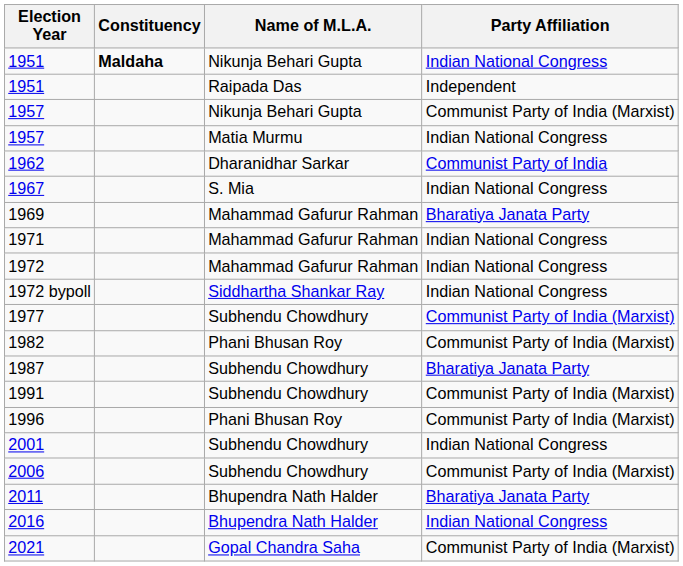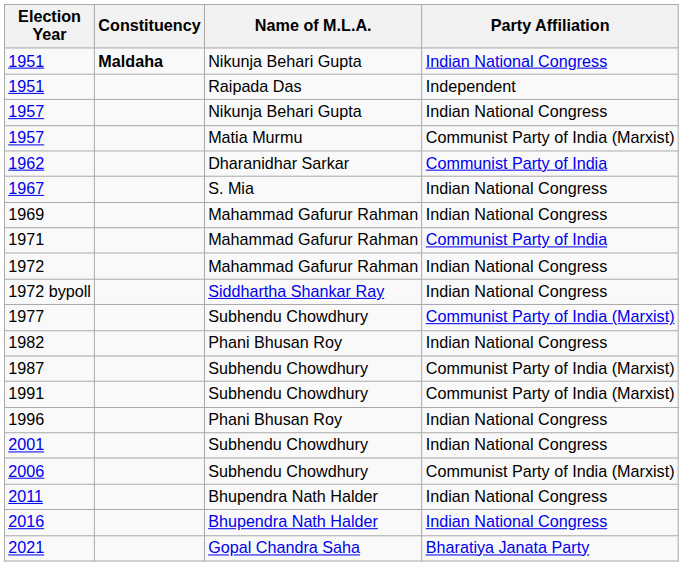(550, 112) Communist Party of India (Marxist) -> (517, 112) Indian National Congress
(517, 138) Indian National Congress -> (550, 138) Communist Party of India (Marxist)
(508, 214) Bharatiya Janata Party -> (517, 214) Indian National Congress
(517, 240) Indian National Congress -> (516, 240) Communist Party of India
(550, 343) Communist Party of India (Marxist) -> (517, 343) Indian National Congress
(508, 368) Bharatiya Janata Party -> (550, 368) Communist Party of India (Marxist)
(550, 419) Communist Party of India (Marxist) -> (517, 419) Indian National Congress
(508, 496) Bharatiya Janata Party -> (517, 496) Indian National Congress
(550, 548) Communist Party of India (Marxist) -> (508, 548) Bharatiya Janata Party
